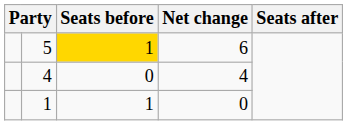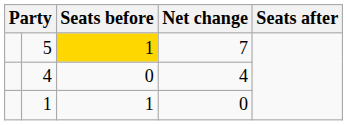(243, 47) 6 -> (243, 47) 7
